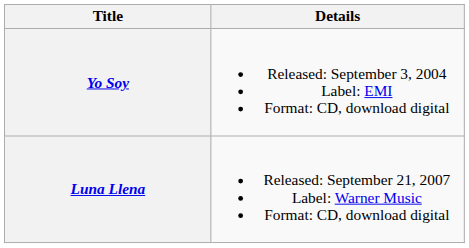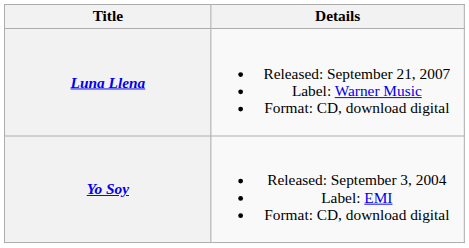rows swapped: (108, 82) <-> (108, 189)
